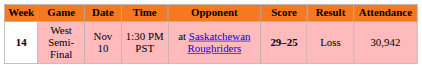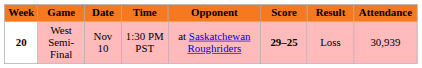(21, 42) 14 -> (21, 42) 20
(385, 42) 30,942 -> (385, 42) 30,939
